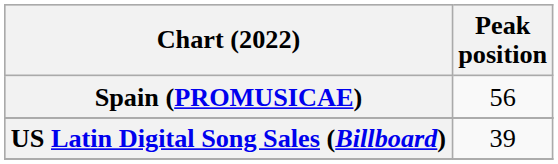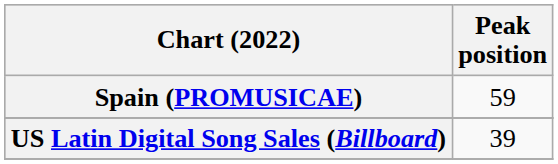(503, 96) 56 -> (503, 96) 59
